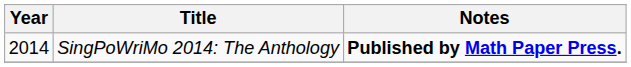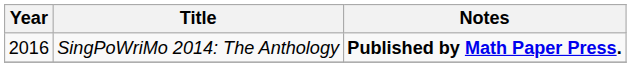(29, 47) 2014 -> (29, 47) 2016
